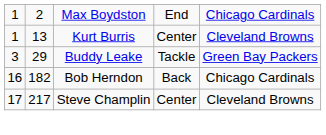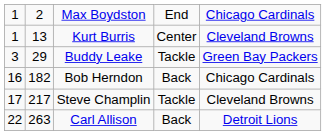(176, 99) Center -> (176, 99) Tackle
+ row: (104, 120)
